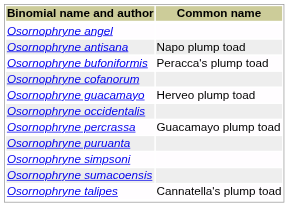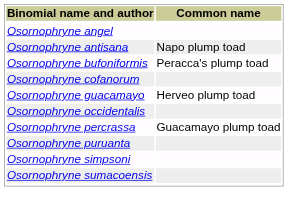- row: (62, 191)
